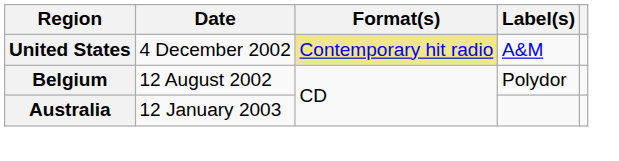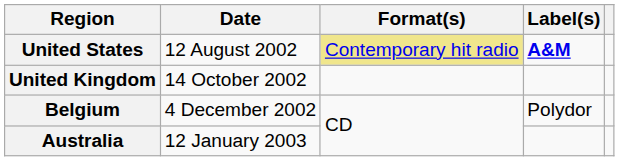(215, 49) 4 December 2002 -> (231, 49) 12 August 2002
(523, 49) normal -> (549, 49) bold
+ row: (82, 79)
(206, 79) 12 August 2002 -> (240, 110) 4 December 2002
